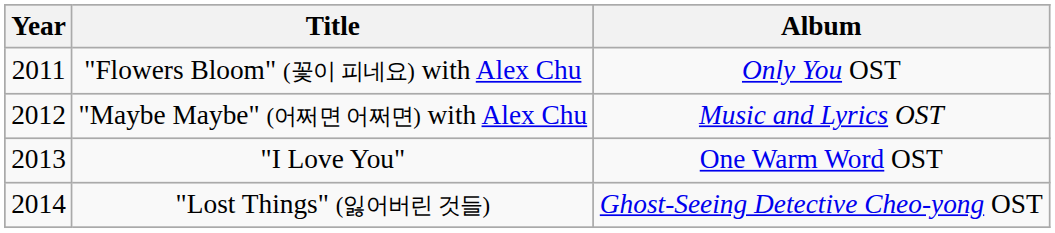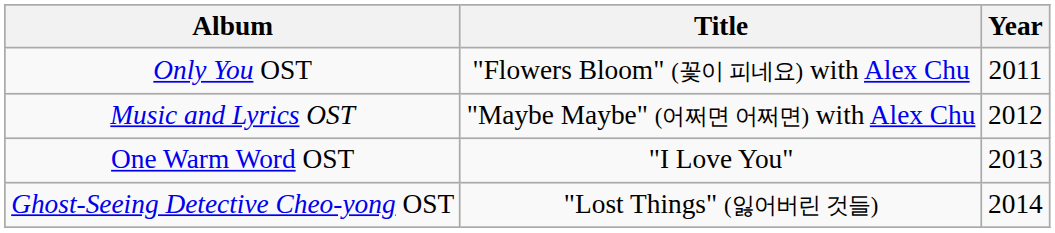columns swapped: (39, 26) <-> (821, 26)
